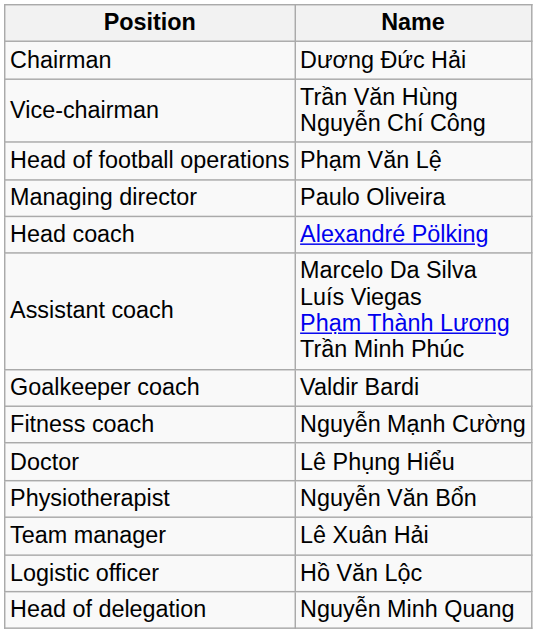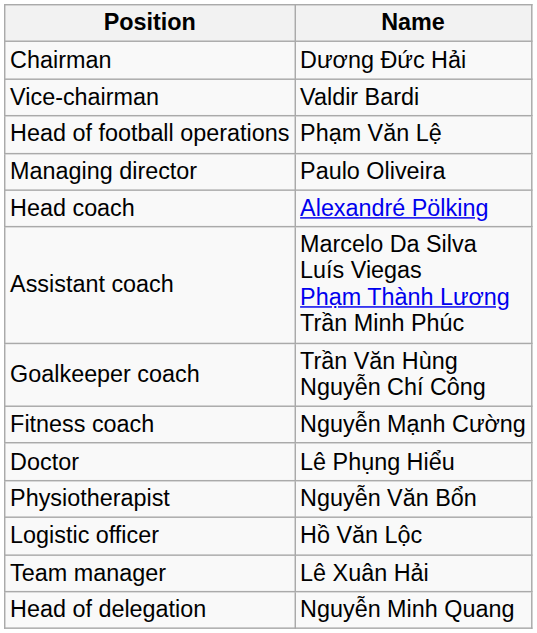(393, 110) Trần Văn Hùng Nguyễn Chí Công -> (360, 97) Valdir Bardi
(360, 387) Valdir Bardi -> (393, 374) Trần Văn Hùng Nguyễn Chí Công
rows swapped: (85, 572) <-> (88, 535)
